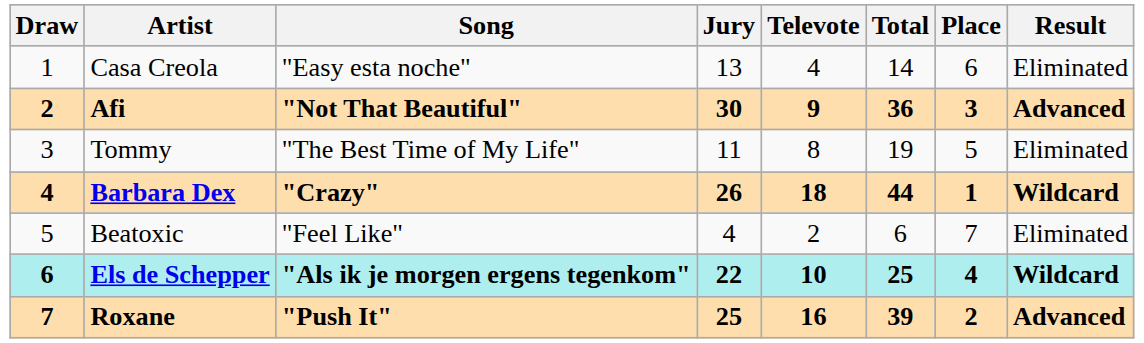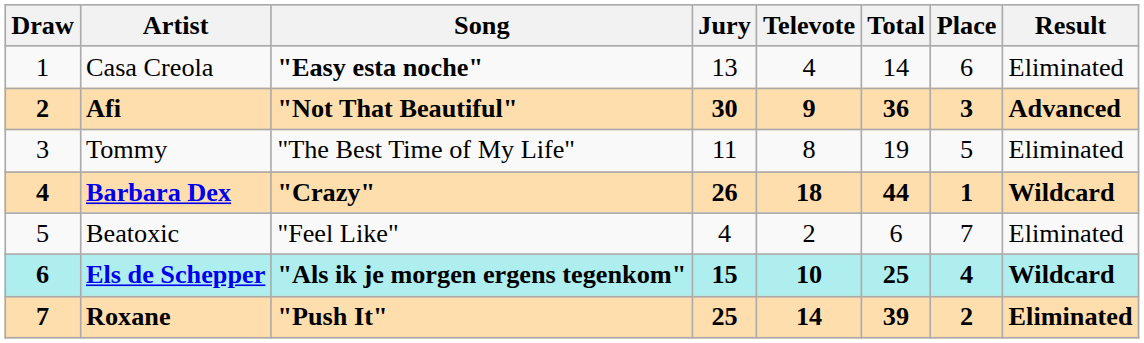(376, 66) normal -> (380, 66) bold
(729, 274) 22 -> (725, 274) 15
(813, 316) 16 -> (809, 316) 14
(1069, 316) Advanced -> (1071, 316) Eliminated
